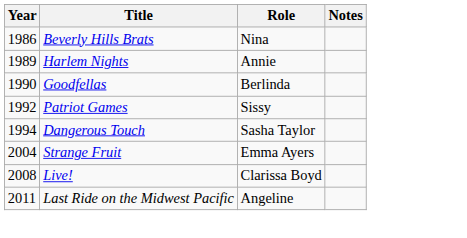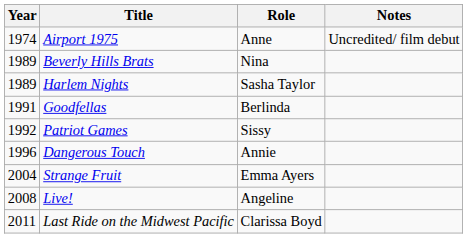+ row: (81, 38)
(22, 38) 1986 -> (22, 61) 1989
(258, 61) Annie -> (278, 84) Sasha Taylor
(22, 84) 1990 -> (22, 107) 1991
(22, 130) 1994 -> (22, 152) 1996
(278, 130) Sasha Taylor -> (258, 152) Annie
(281, 175) Clarissa Boyd -> (267, 198) Angeline
(267, 198) Angeline -> (281, 221) Clarissa Boyd
